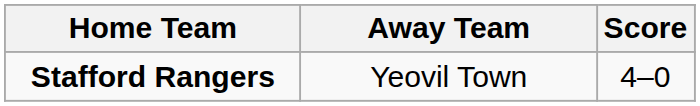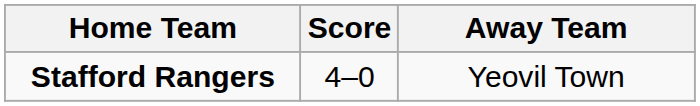columns swapped: (645, 28) <-> (449, 28)
